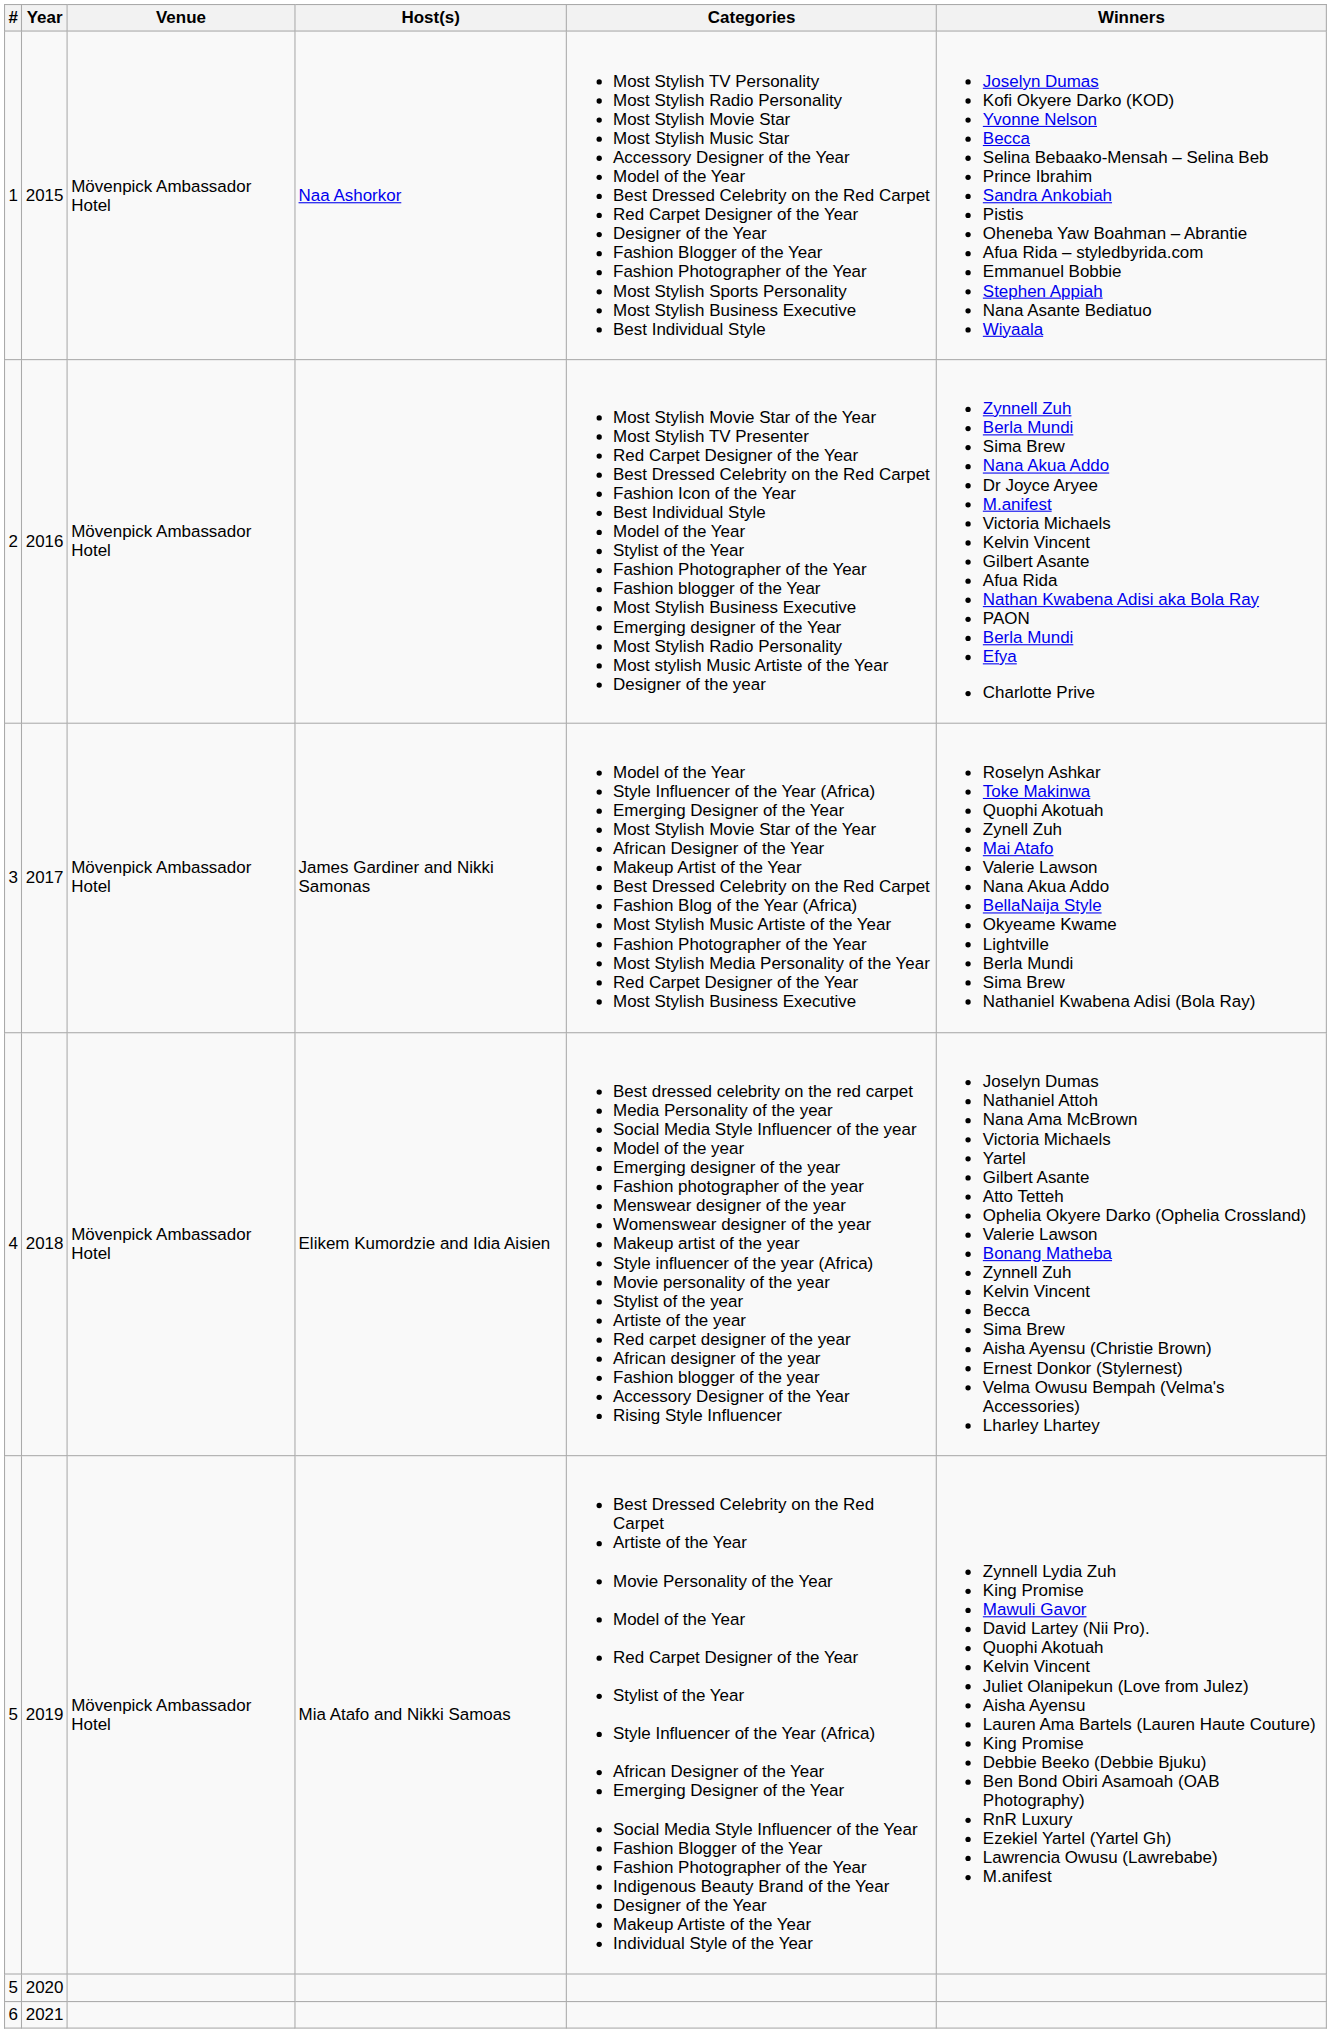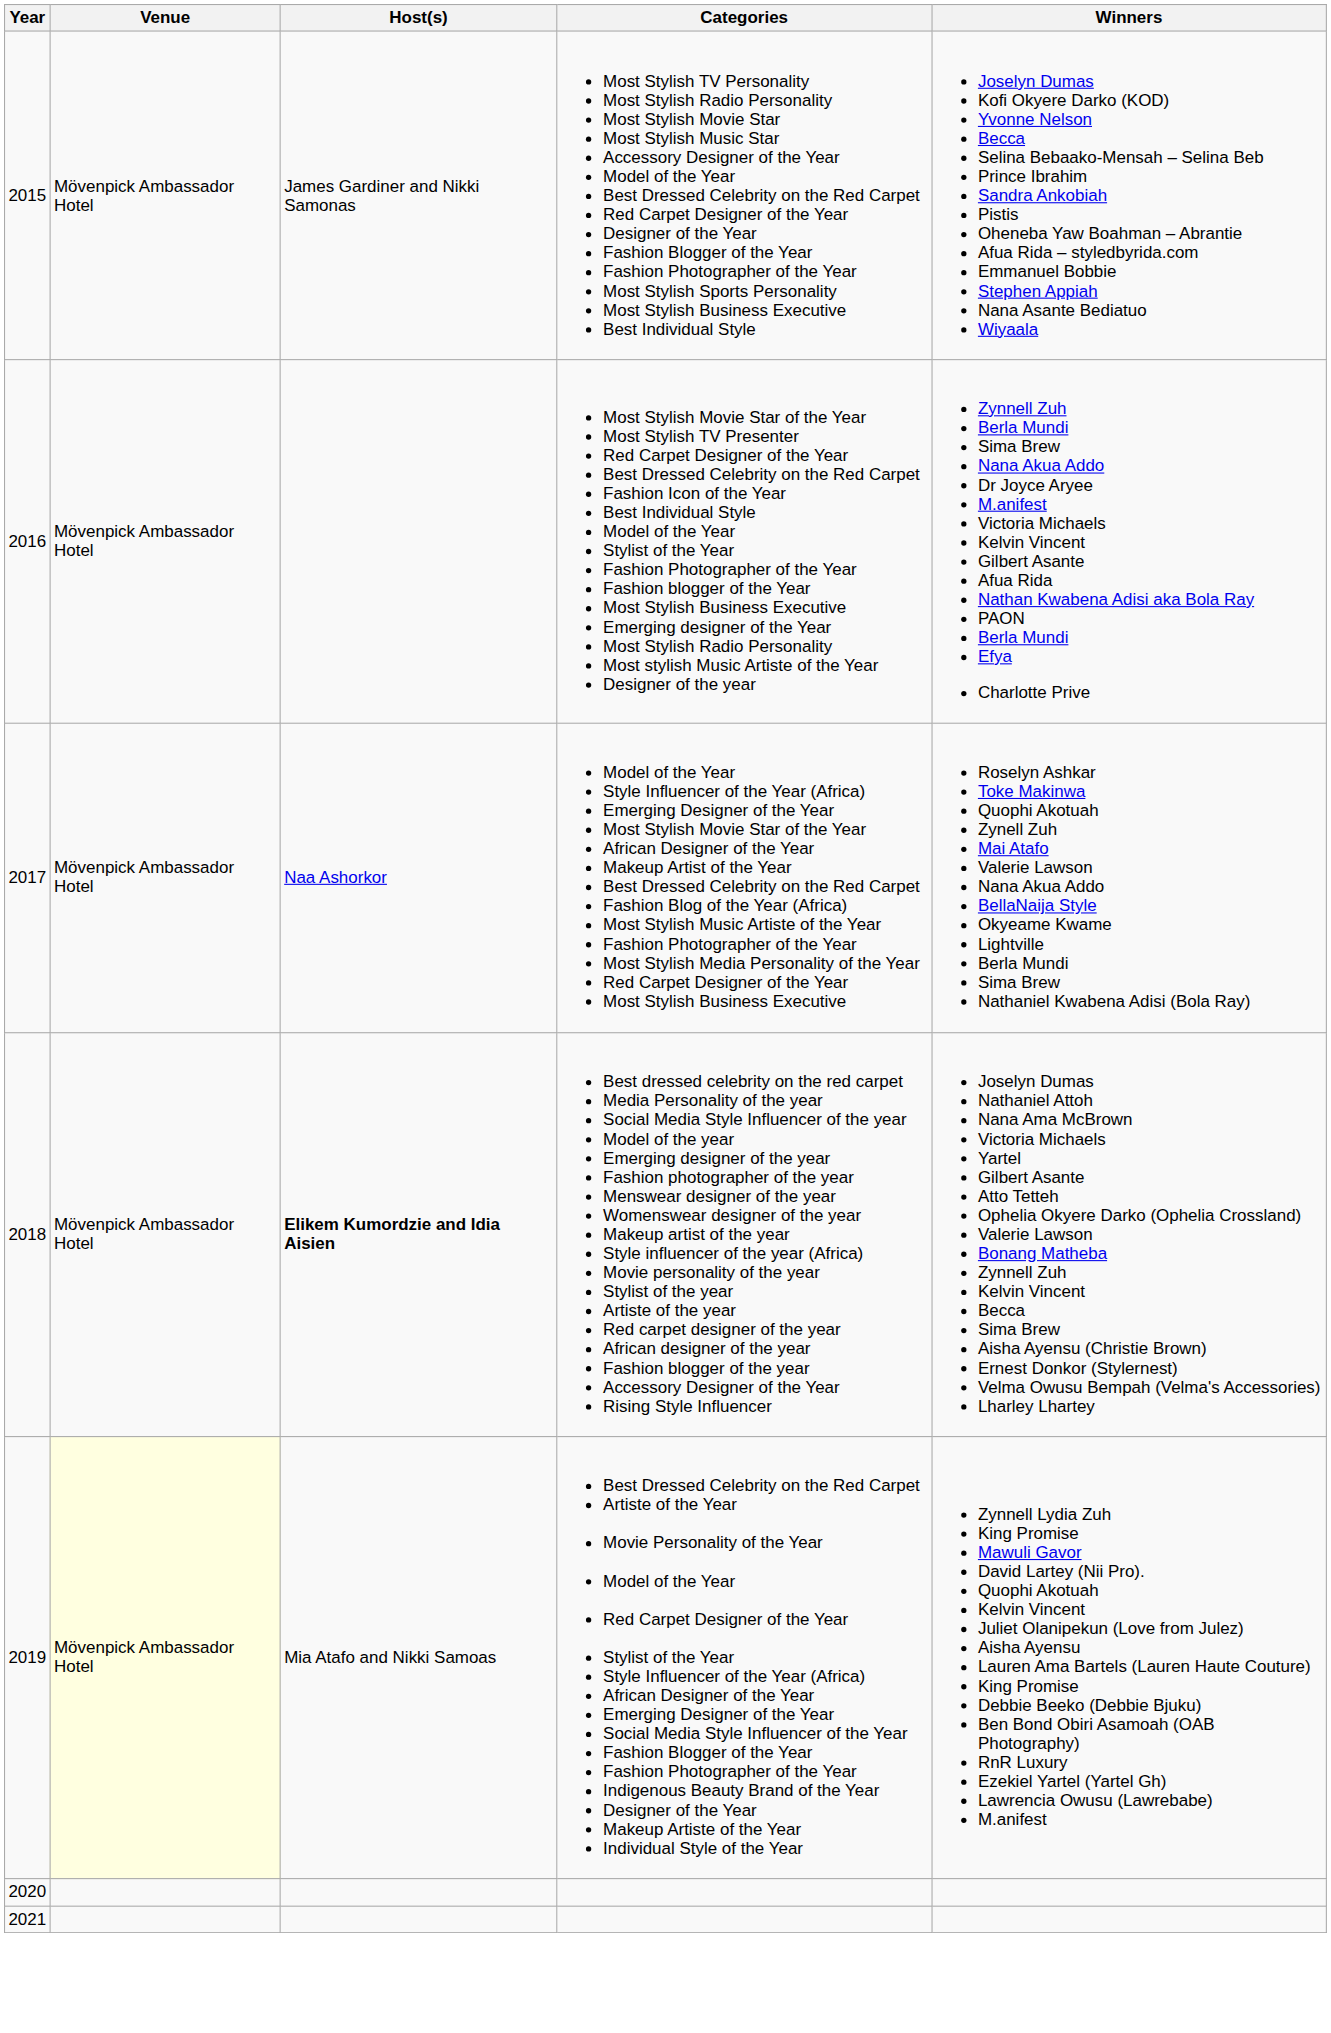- column: (13, 17)
(350, 195) Naa Ashorkor -> (382, 195) James Gardiner and Nikki Samonas
(396, 877) James Gardiner and Nikki Samonas -> (336, 877) Naa Ashorkor
(424, 1243) normal -> (392, 1234) bold
(161, 1714) no background -> (144, 1657) lightyellow background
